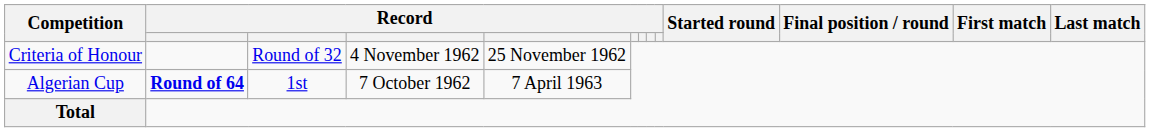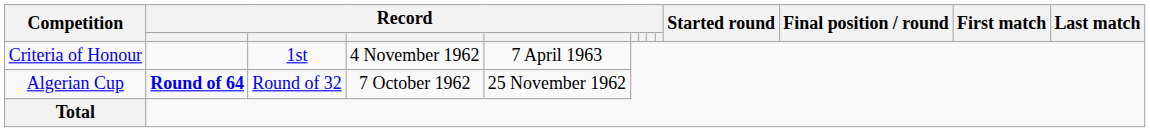(297, 55) Round of 32 -> (297, 55) 1st
(557, 55) 25 November 1962 -> (557, 55) 7 April 1963
(297, 83) 1st -> (297, 83) Round of 32
(557, 83) 7 April 1963 -> (557, 83) 25 November 1962
